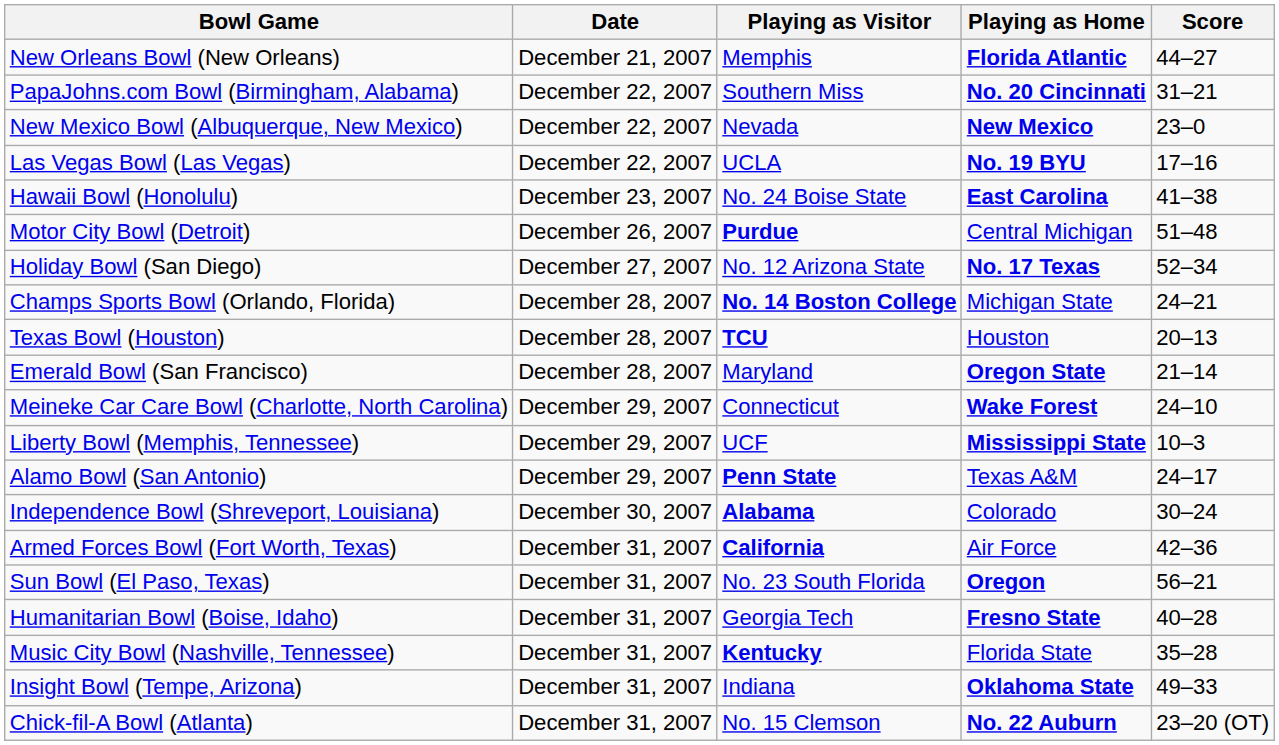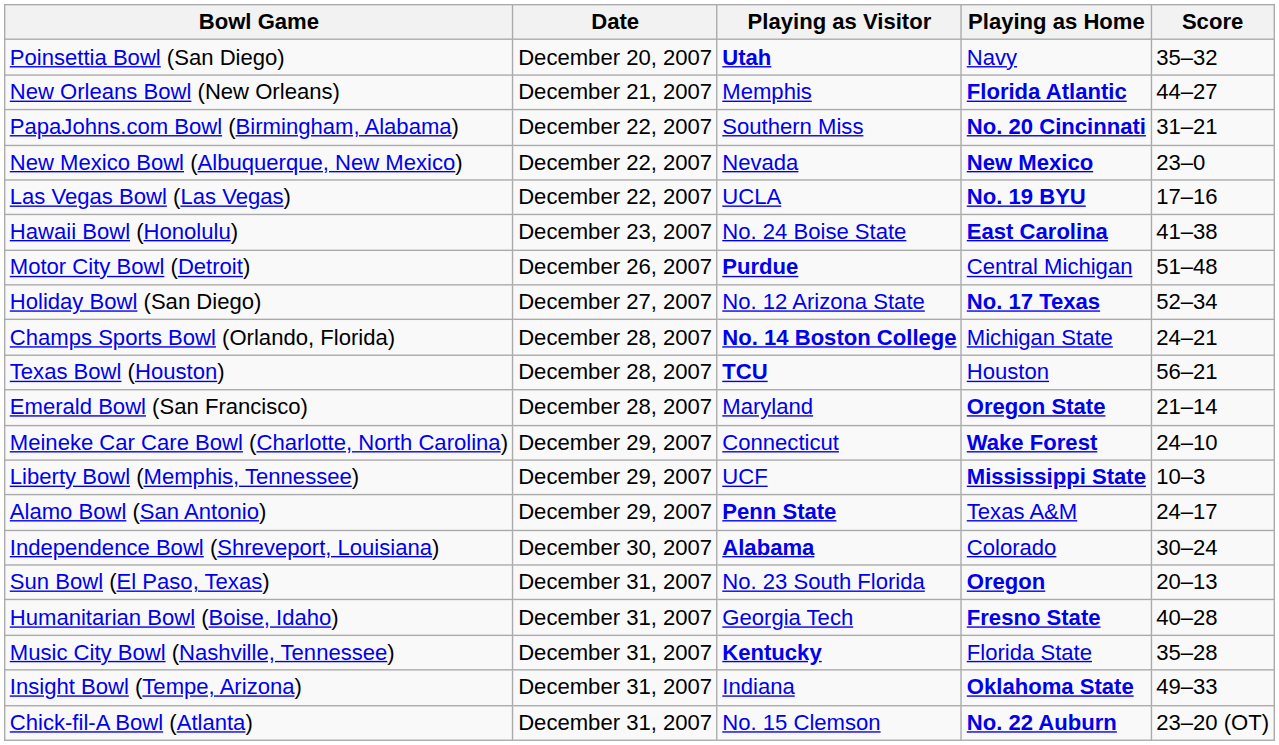+ row: (147, 57)
(1187, 337) 20–13 -> (1187, 372) 56–21
- row: (203, 547)
(1187, 582) 56–21 -> (1187, 582) 20–13
